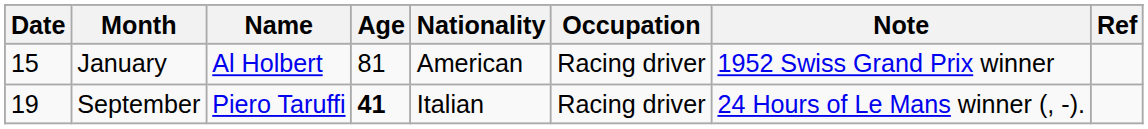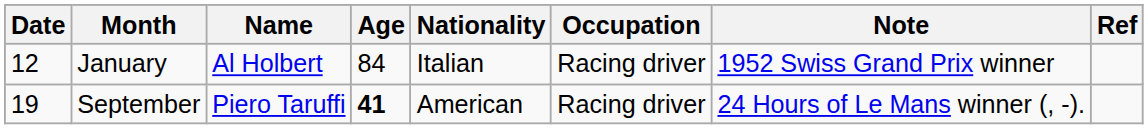(25, 64) 15 -> (25, 64) 12
(371, 64) 81 -> (371, 64) 84
(470, 64) American -> (450, 64) Italian
(450, 104) Italian -> (470, 104) American
